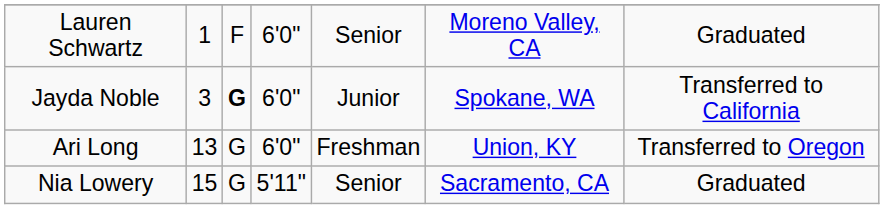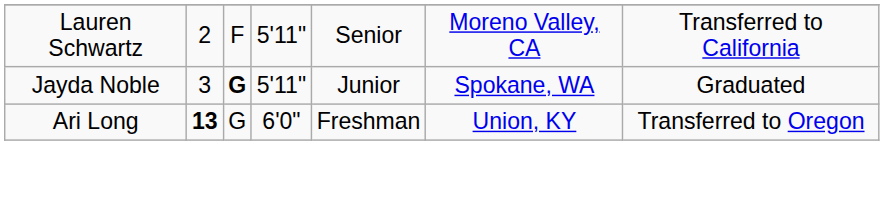(205, 35) 1 -> (205, 35) 2
(281, 35) 6'0" -> (281, 35) 5'11"
(751, 35) Graduated -> (751, 35) Transferred to California
(281, 98) 6'0" -> (281, 85) 5'11"
(751, 98) Transferred to California -> (751, 85) Graduated
(205, 147) normal -> (205, 121) bold
- row: (96, 184)
